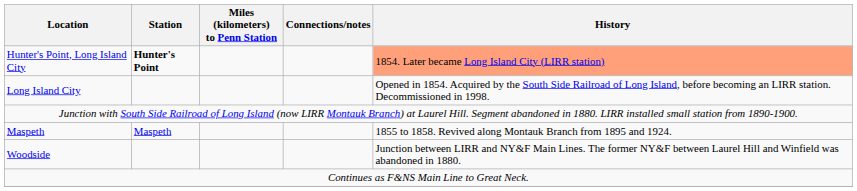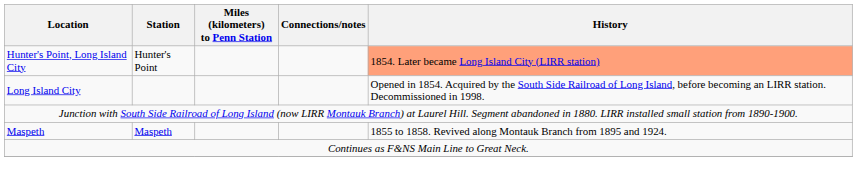(154, 60) bold -> (153, 60) normal
- row: (28, 154)
